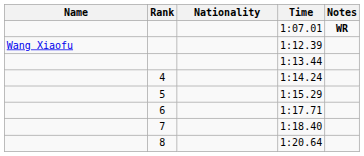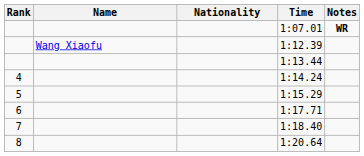columns swapped: (162, 13) <-> (76, 13)
